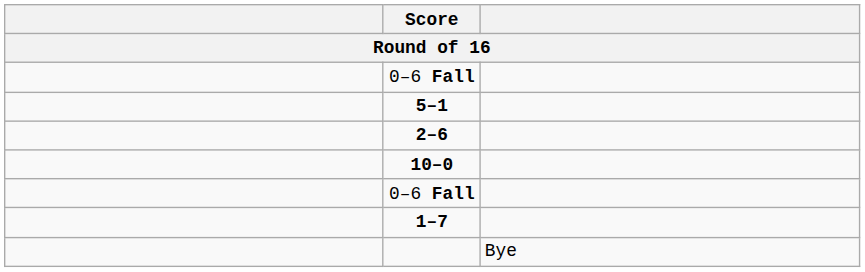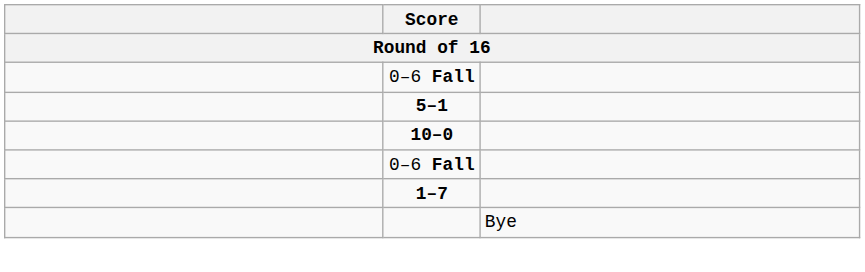- row: (432, 135)
